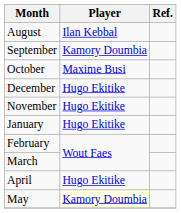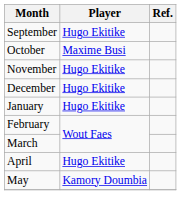- row: (24, 32)
(105, 50) Kamory Doumbia -> (94, 32) Hugo Ekitike
rows swapped: (32, 106) <-> (31, 87)
(105, 198) lightyellow background -> (105, 180) no background
